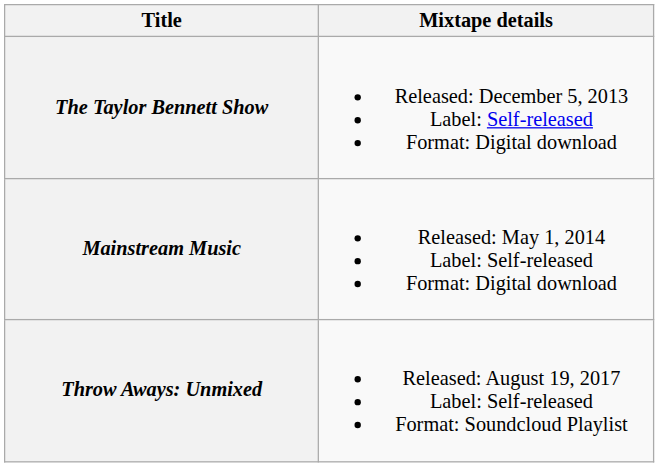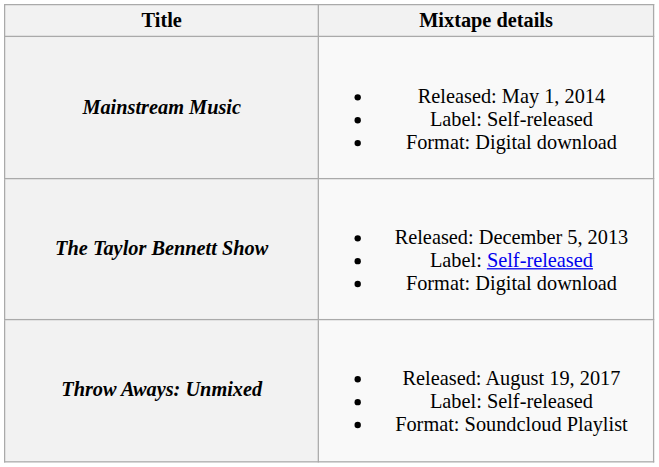rows swapped: (162, 107) <-> (162, 248)
